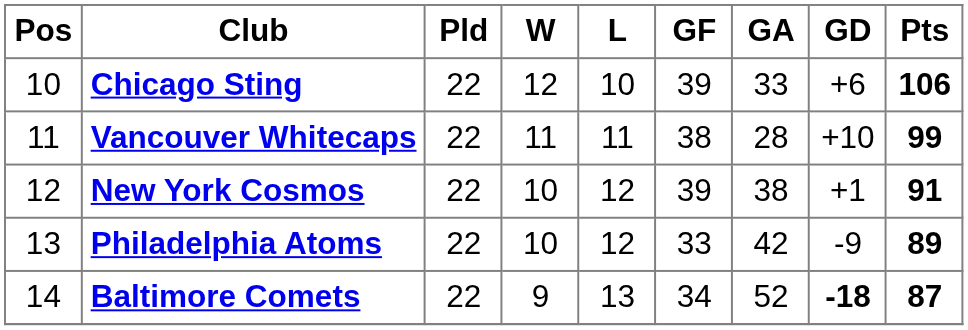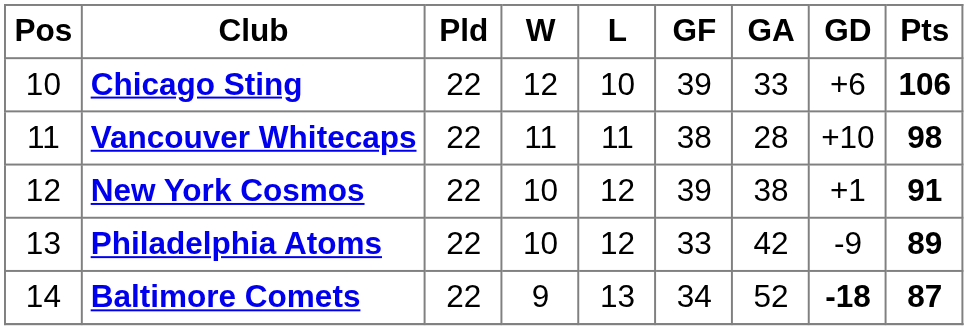(925, 137) 99 -> (925, 137) 98
